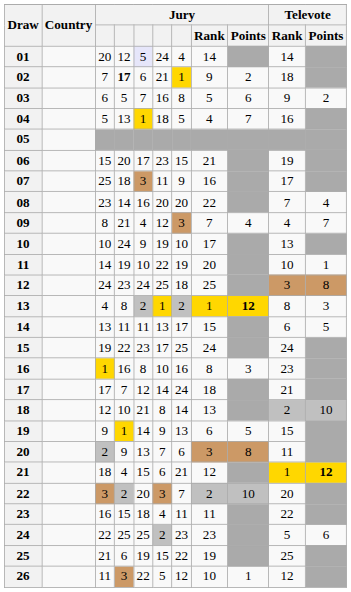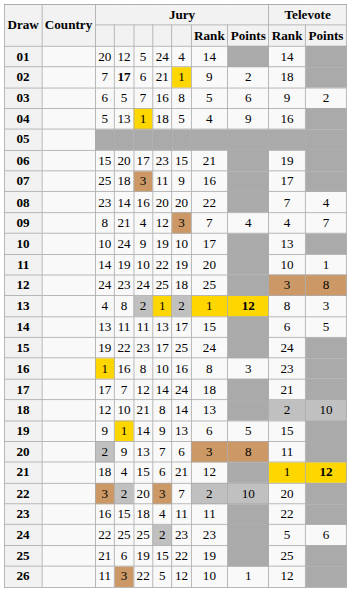(143, 56) lavender background -> (143, 56) no background
(248, 118) 7 -> (248, 118) 9
